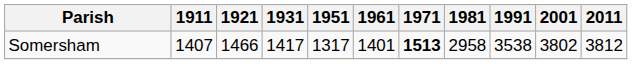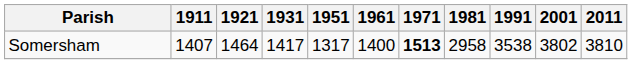(240, 44) 1466 -> (240, 44) 1464
(376, 44) 1401 -> (376, 44) 1400
(604, 44) 3812 -> (604, 44) 3810
